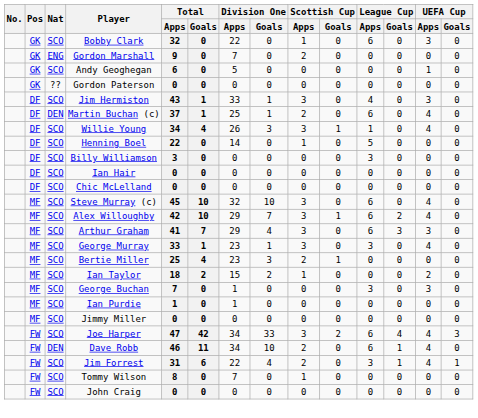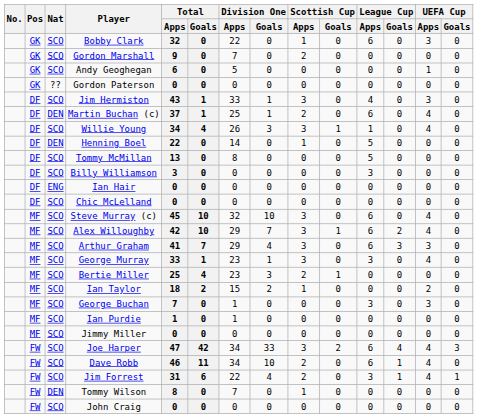(56, 56) ENG -> (56, 56) SCO
(56, 143) SCO -> (56, 143) DEN
+ row: (114, 158)
(56, 172) SCO -> (56, 187) ENG
(56, 348) DEN -> (56, 363) SCO
(56, 377) SCO -> (56, 392) DEN
